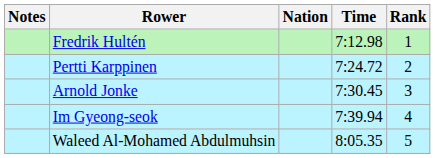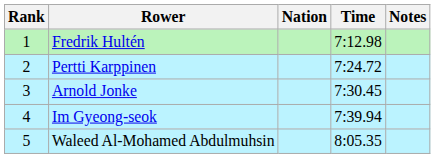columns swapped: (408, 16) <-> (27, 16)
